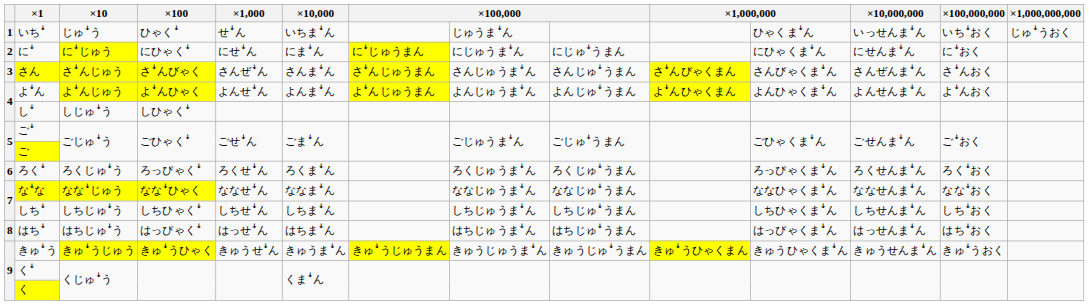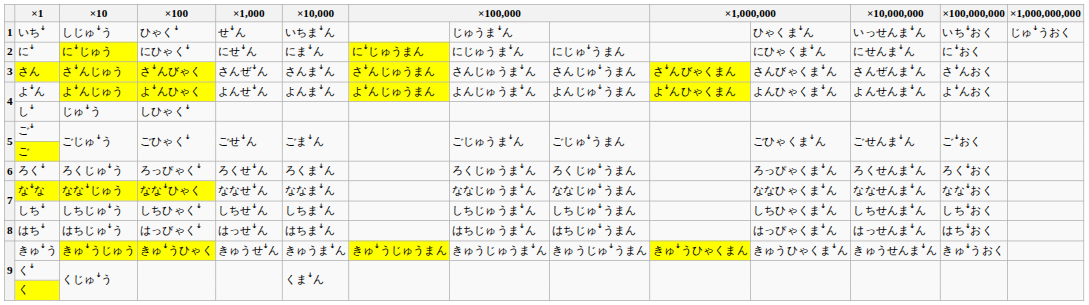(82, 31) じゅꜜう -> (87, 31) しじゅꜜう
(87, 111) しじゅꜜう -> (82, 111) じゅꜜう
